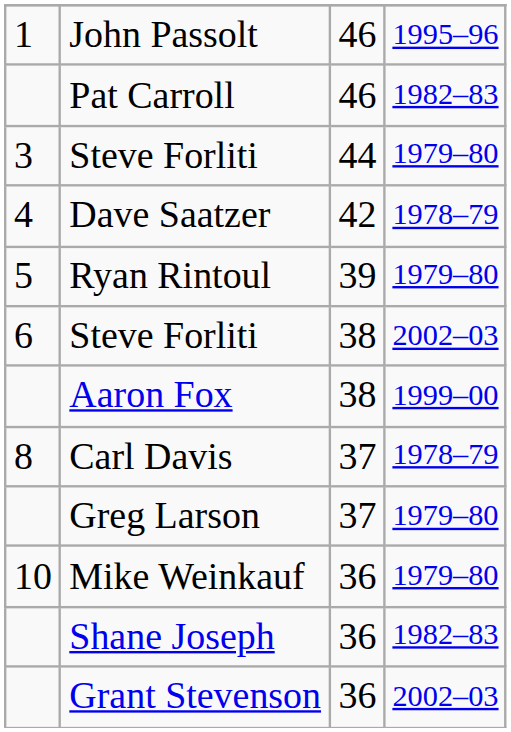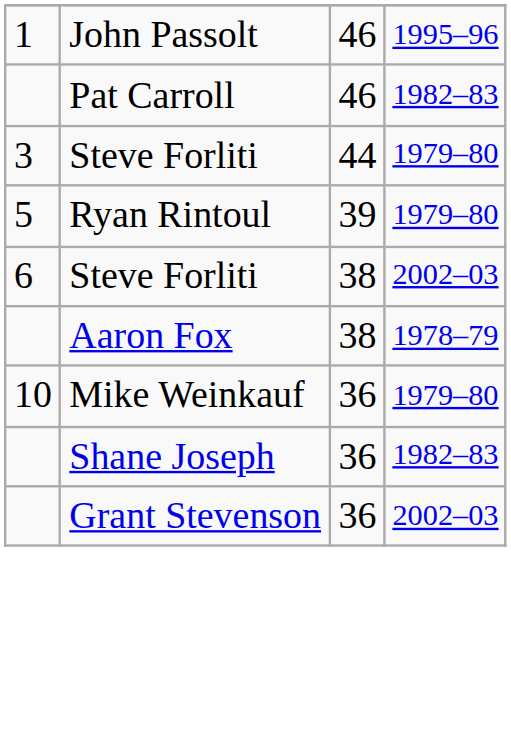- row: (23, 214)
(445, 395) 1999–00 -> (445, 335) 1978–79
- row: (23, 455)
- row: (33, 516)
